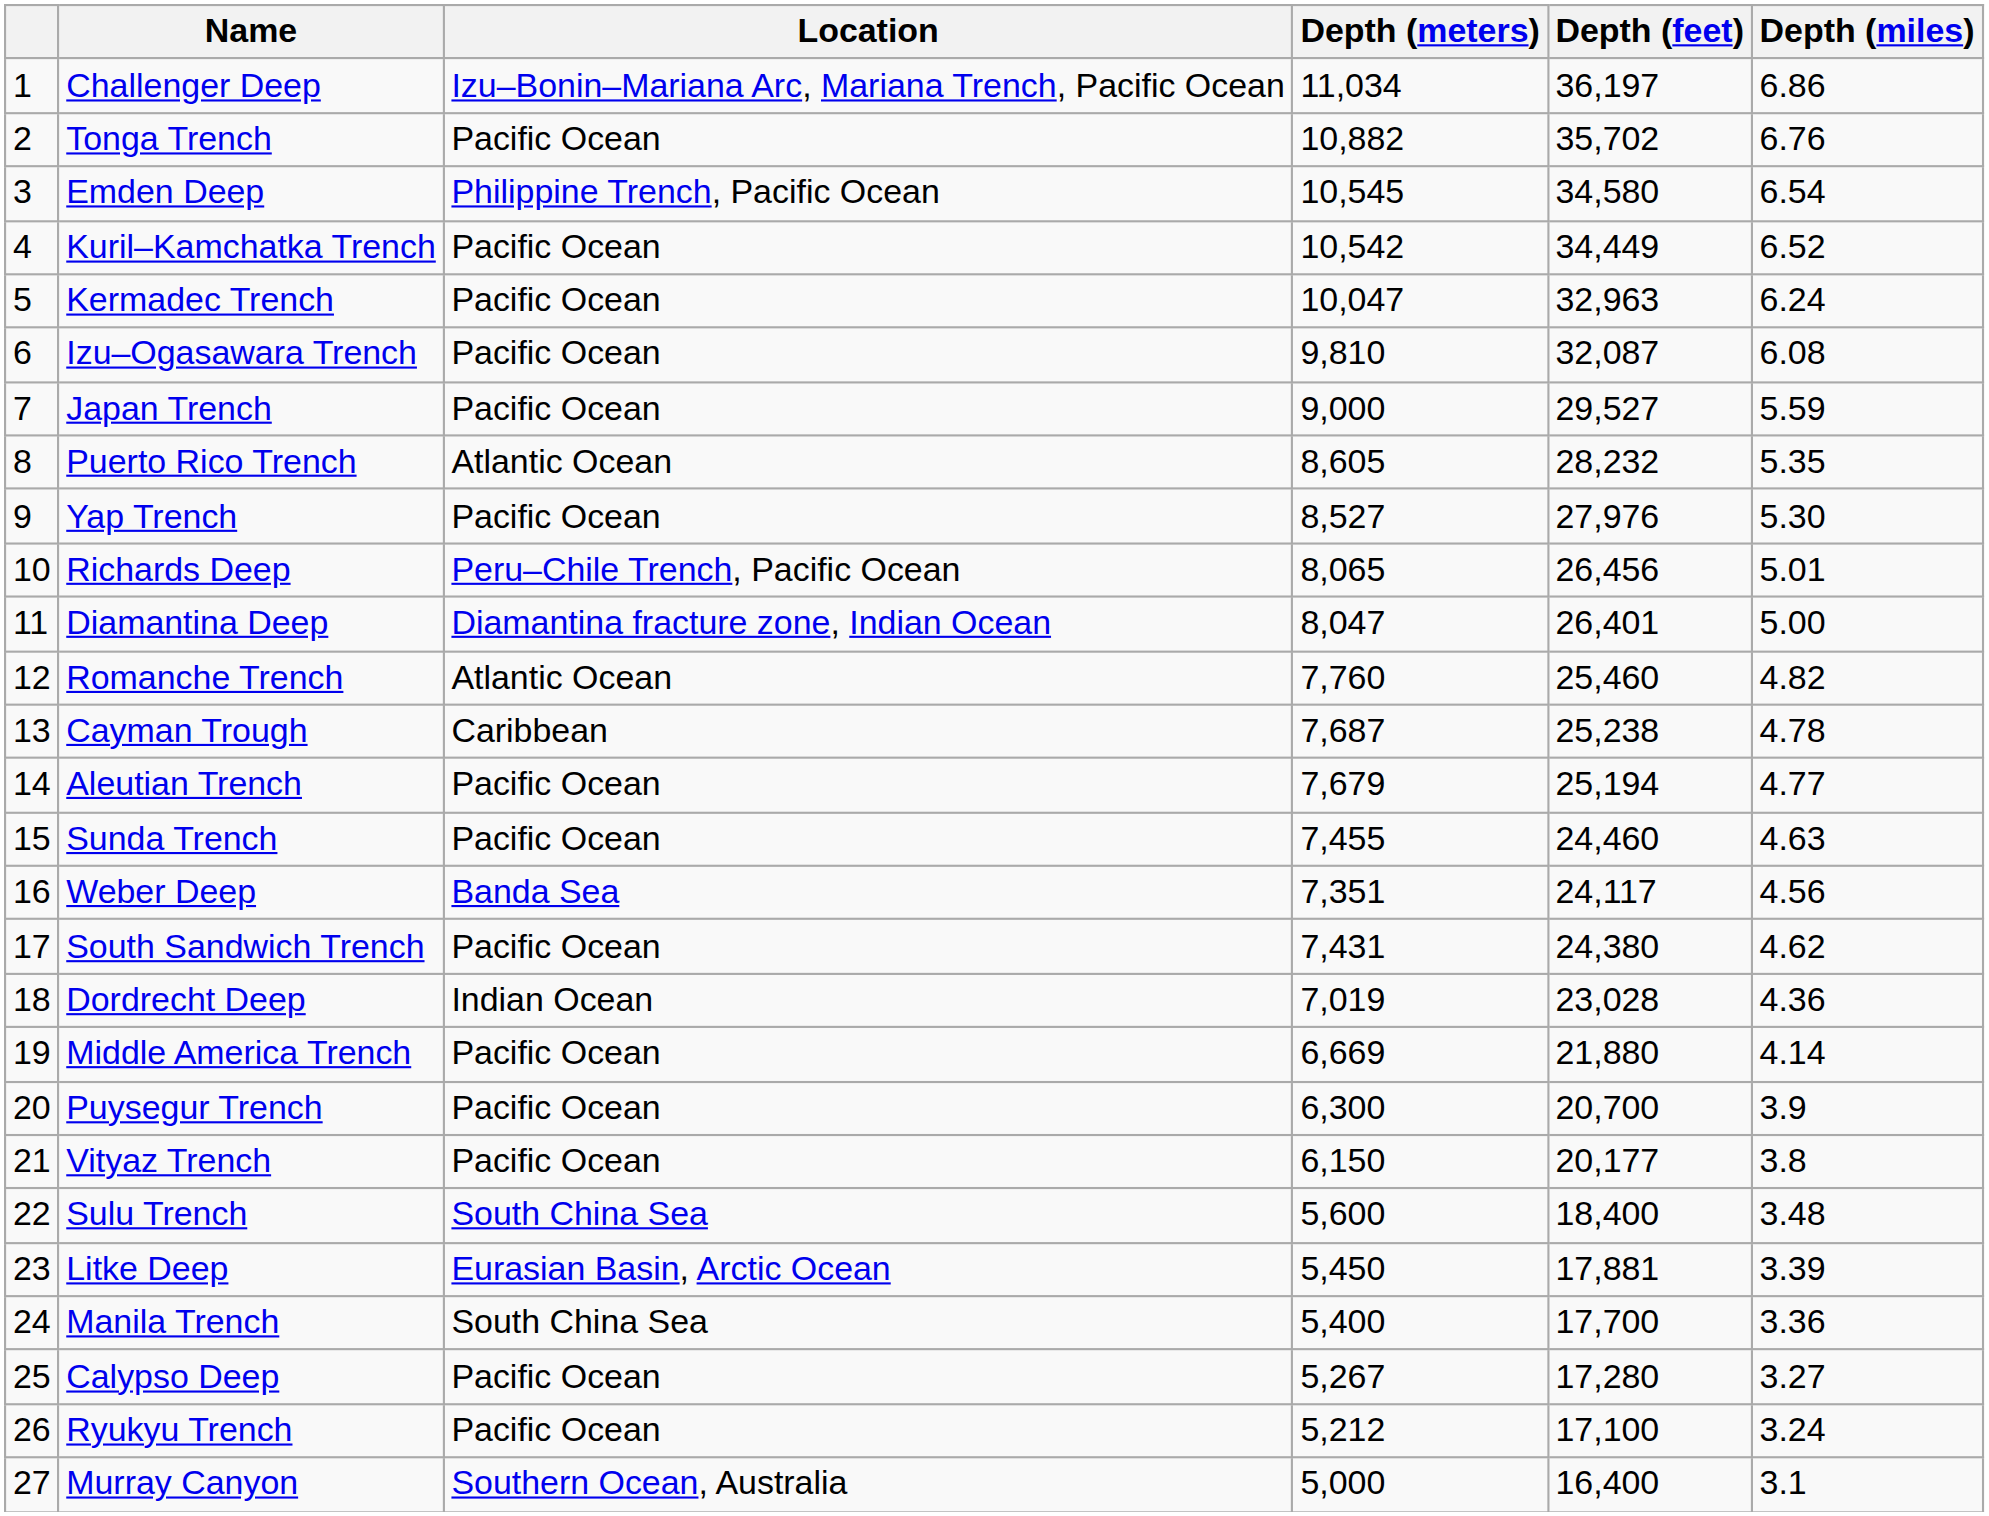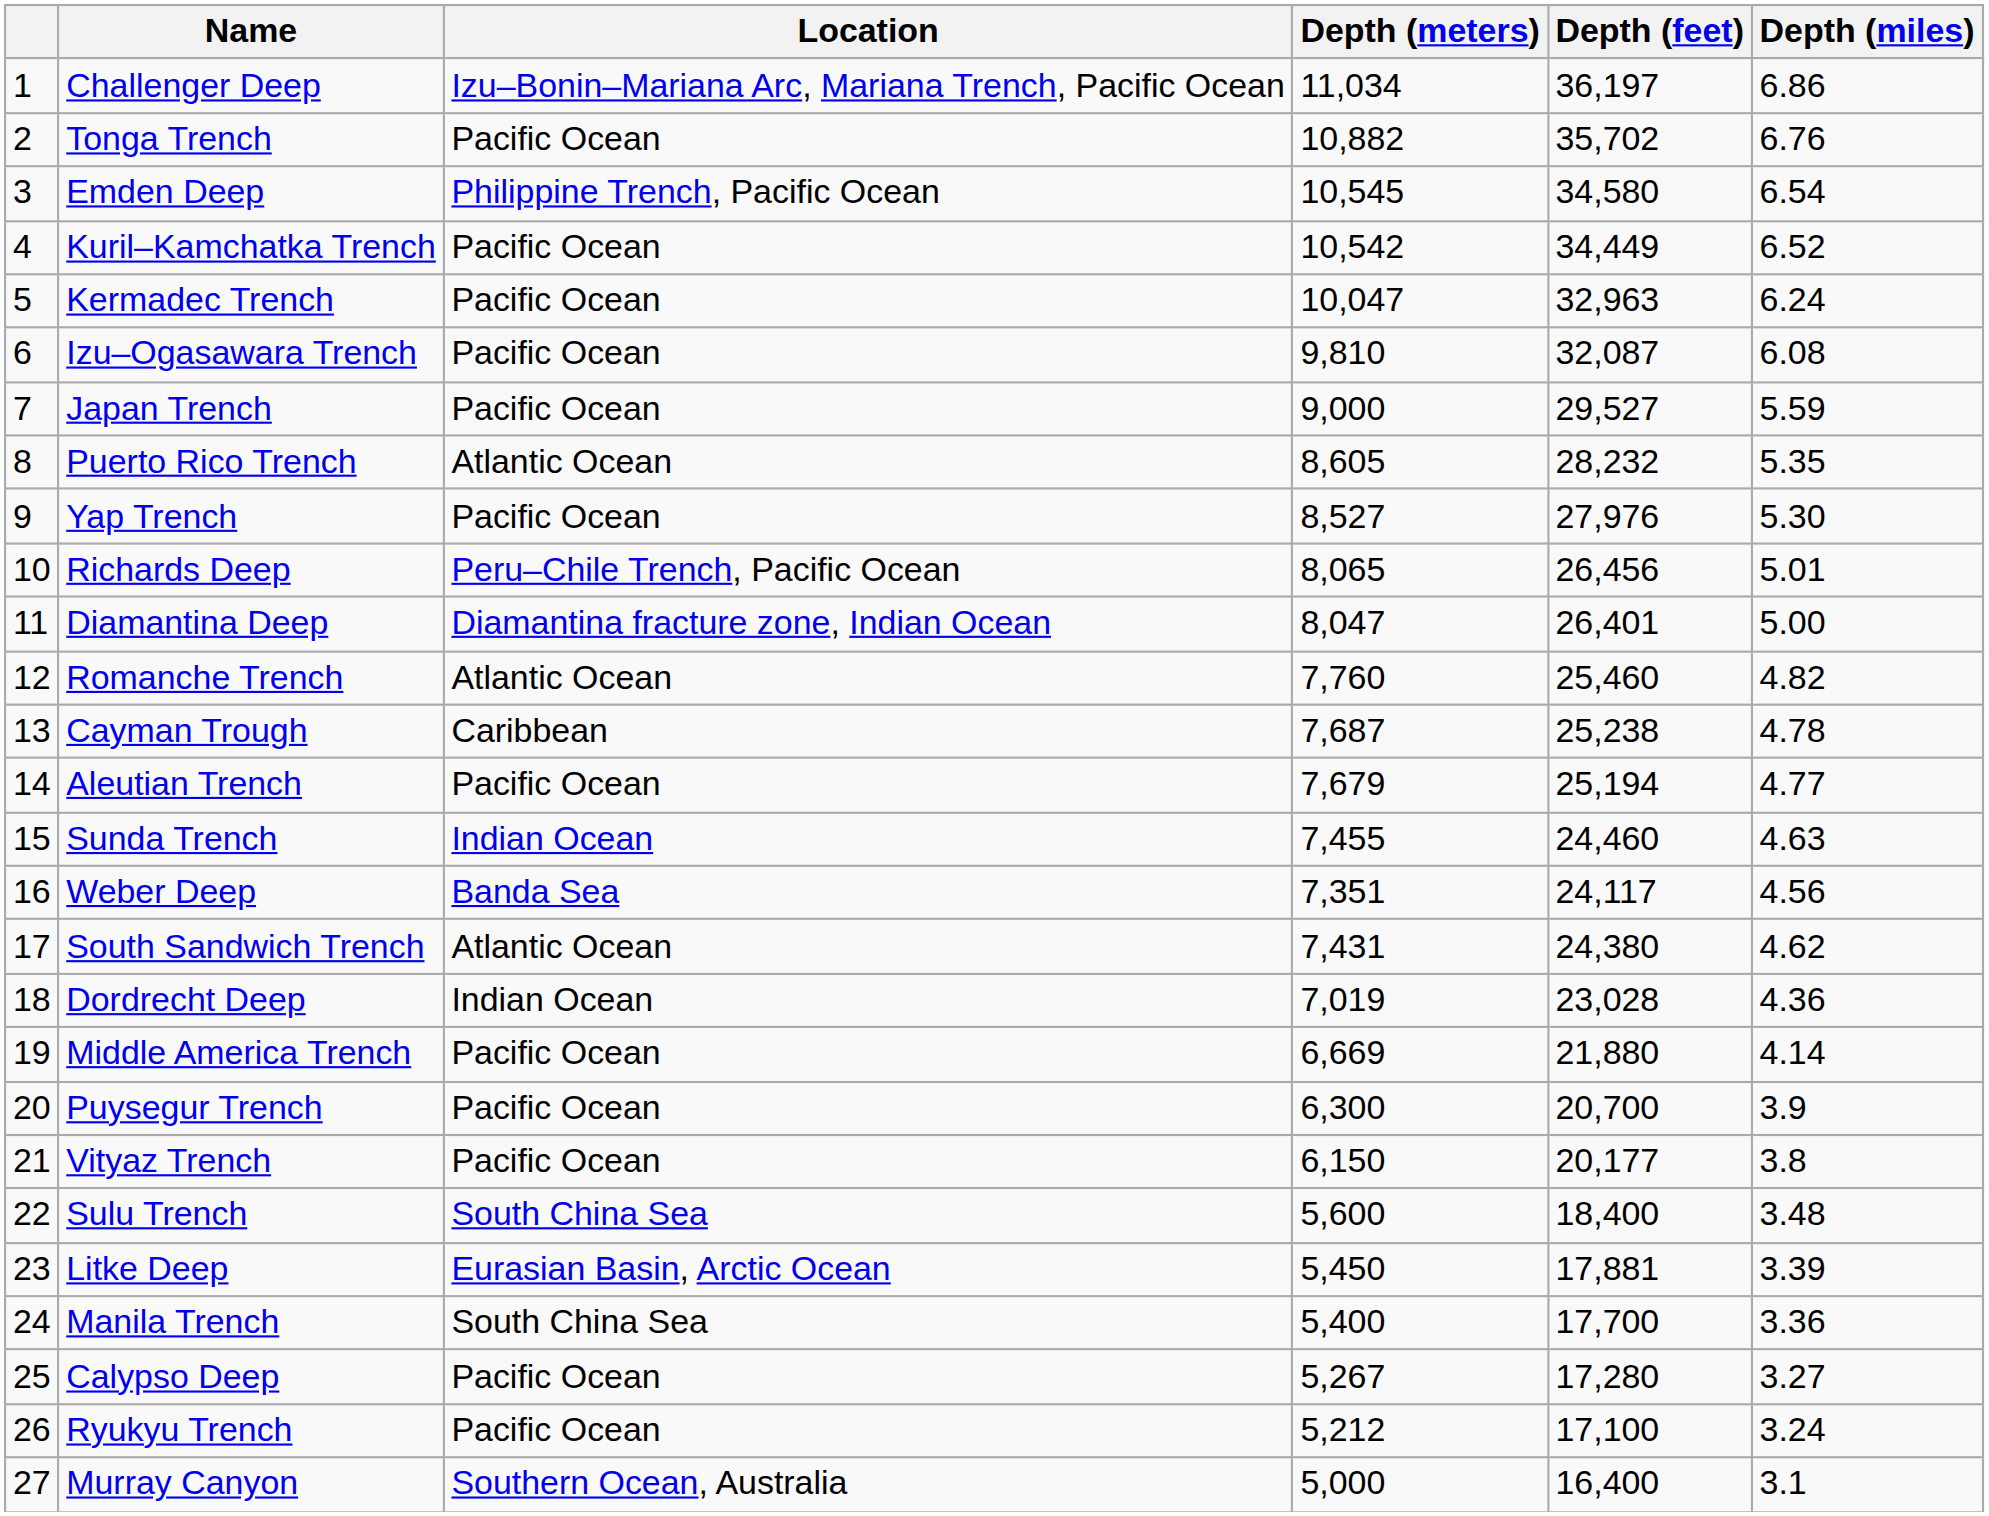(556, 838) Pacific Ocean -> (552, 838) Indian Ocean
(556, 945) Pacific Ocean -> (562, 945) Atlantic Ocean
